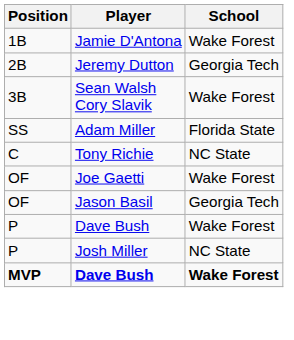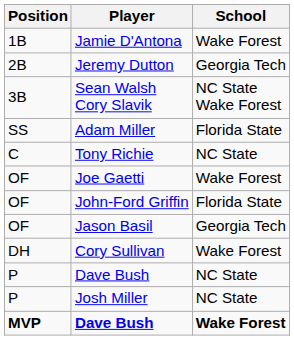(232, 97) Wake Forest -> (239, 97) NC State Wake Forest
+ row: (19, 202)
+ row: (19, 250)
(232, 226) Wake Forest -> (227, 274) NC State
